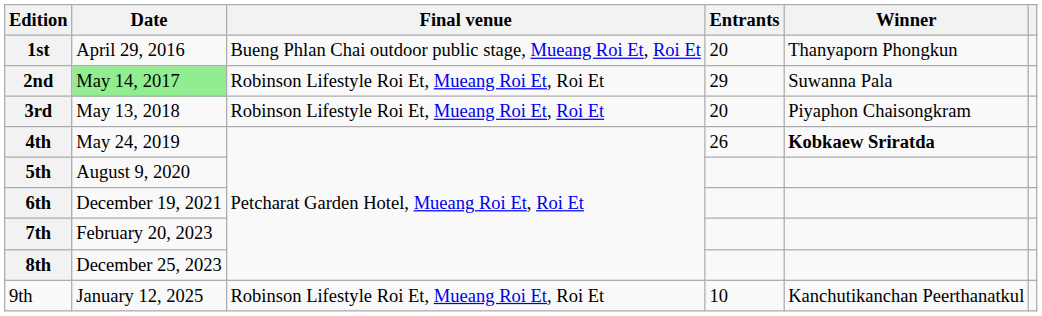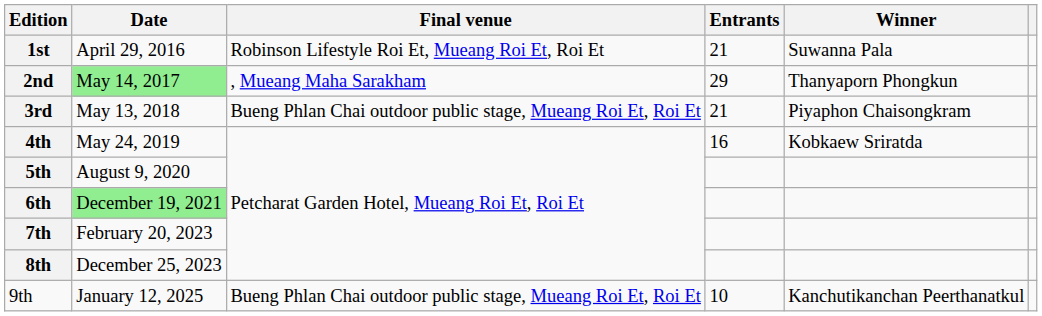(466, 50) Bueng Phlan Chai outdoor public stage, Mueang Roi Et, Roi Et -> (417, 50) Robinson Lifestyle Roi Et, Mueang Roi Et, Roi Et
(719, 50) 20 -> (719, 50) 21
(873, 50) Thanyaporn Phongkun -> (840, 50) Suwanna Pala
(417, 81) Robinson Lifestyle Roi Et, Mueang Roi Et, Roi Et -> (328, 81) , Mueang Maha Sarakham
(840, 81) Suwanna Pala -> (873, 81) Thanyaporn Phongkun
(417, 111) Robinson Lifestyle Roi Et, Mueang Roi Et, Roi Et -> (466, 111) Bueng Phlan Chai outdoor public stage, Mueang Roi Et, Roi Et
(719, 111) 20 -> (719, 111) 21
(719, 142) 26 -> (719, 142) 16
(861, 142) bold -> (855, 142) normal
(149, 203) no background -> (149, 203) lightgreen background
(417, 295) Robinson Lifestyle Roi Et, Mueang Roi Et, Roi Et -> (466, 295) Bueng Phlan Chai outdoor public stage, Mueang Roi Et, Roi Et
